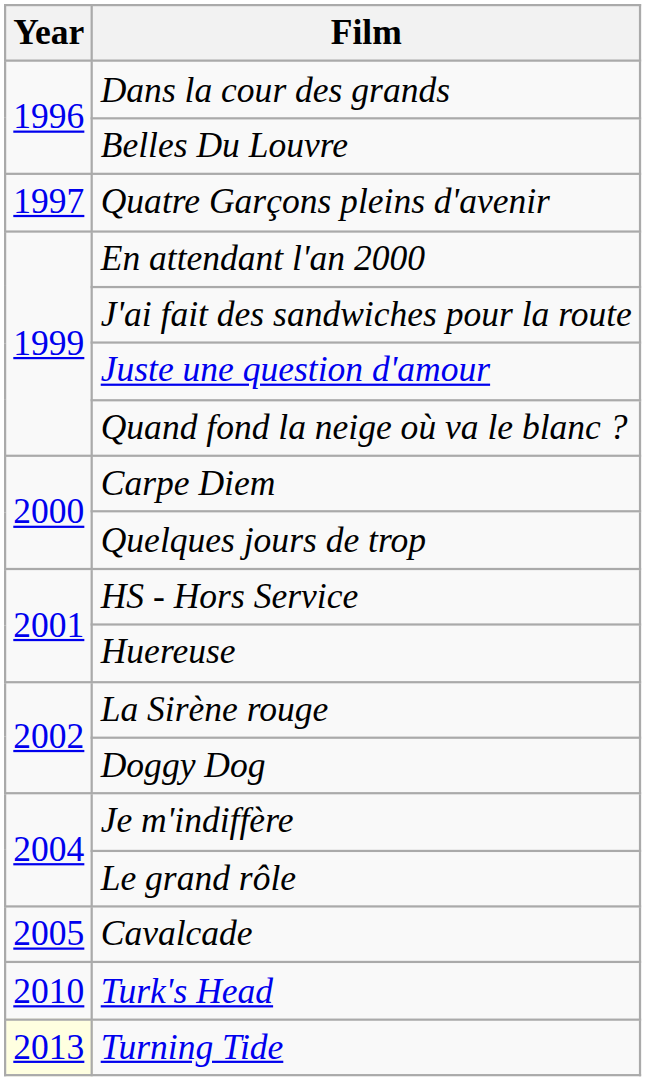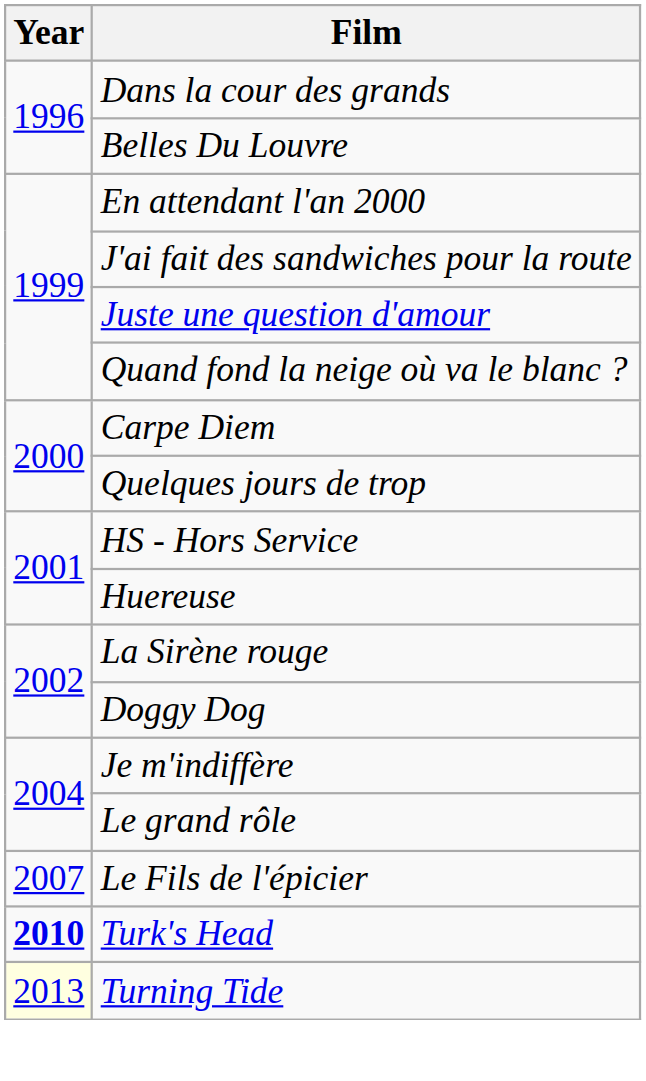- row: (325, 201)
- row: (177, 933)
+ row: (234, 877)
(49, 990) normal -> (49, 933) bold
